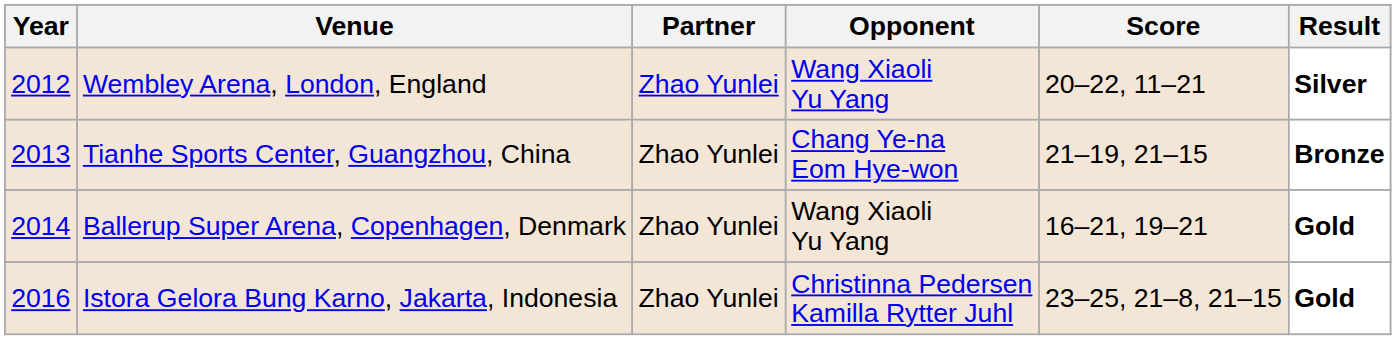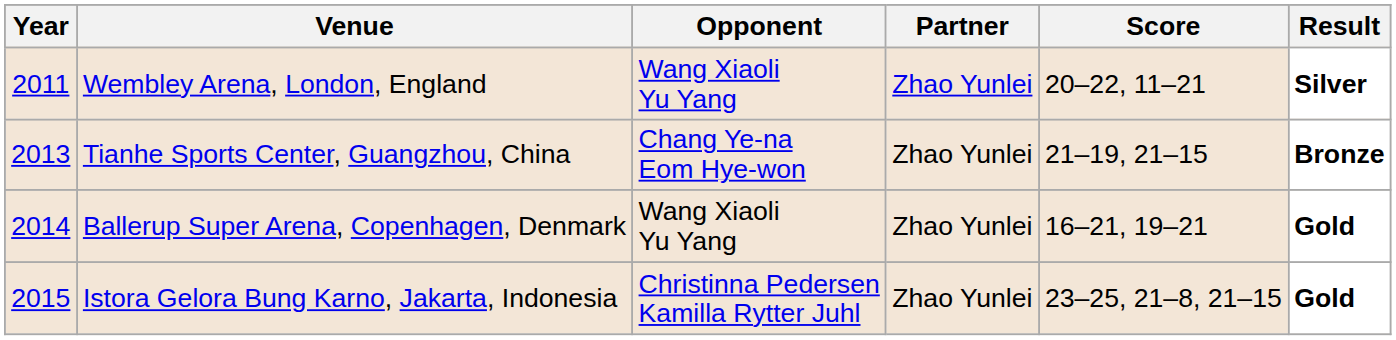columns swapped: (709, 26) <-> (912, 26)
(41, 83) 2012 -> (41, 83) 2011
(41, 298) 2016 -> (41, 298) 2015
